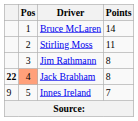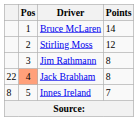(110, 44) 11 -> (111, 44) 12
(11, 76) bold -> (11, 76) normal
(9, 92) 9 -> (9, 92) 8
